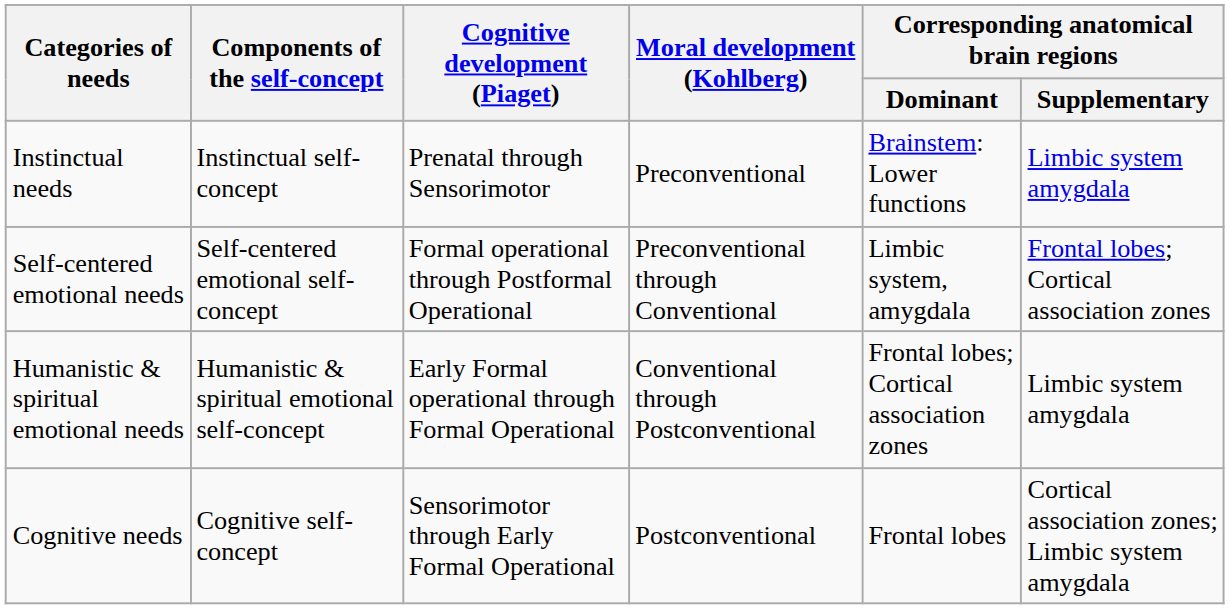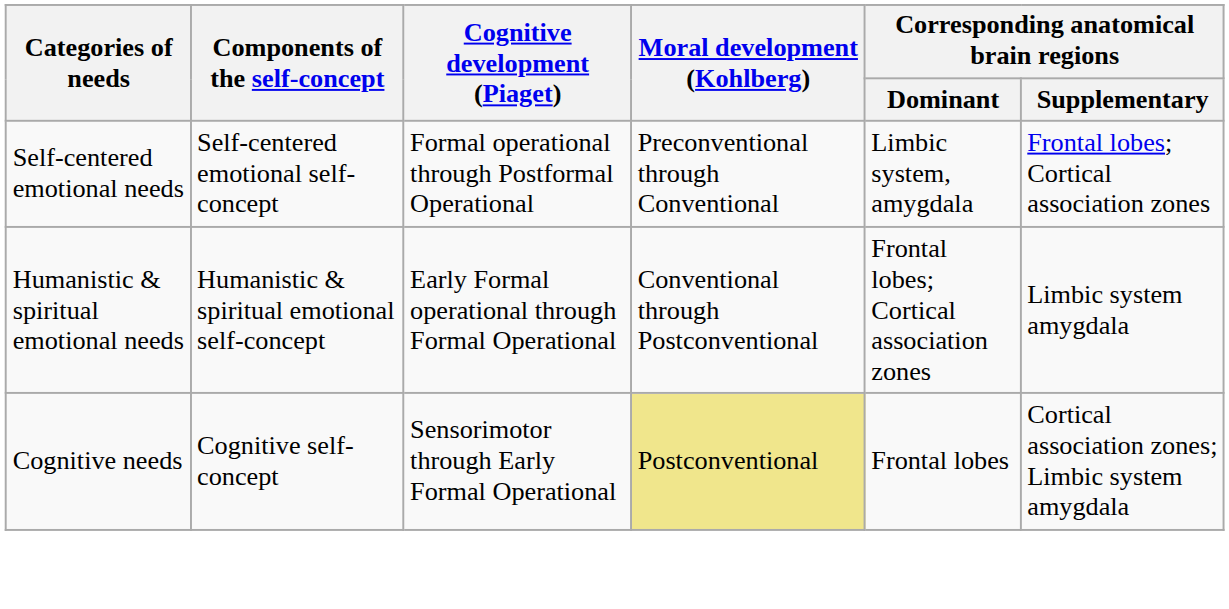- row: (68, 173)
(726, 535) no background -> (728, 461) khaki background
